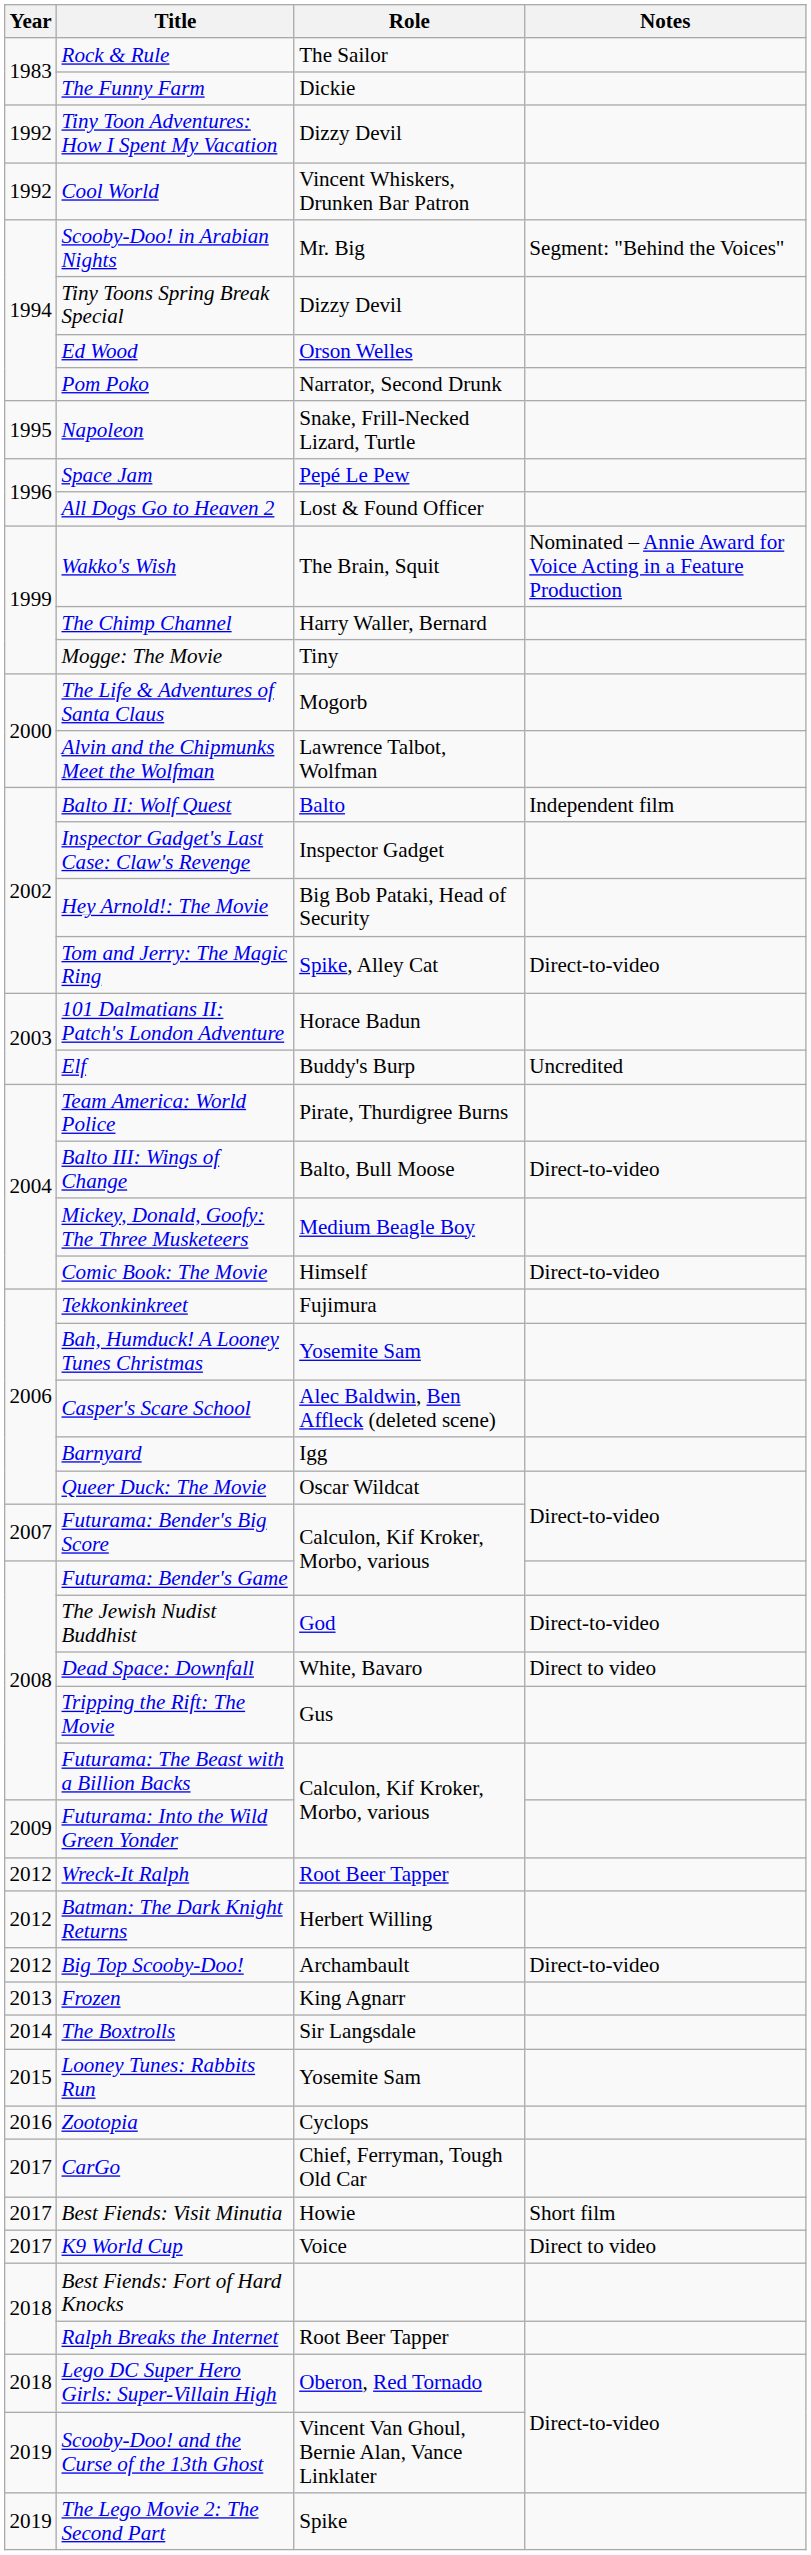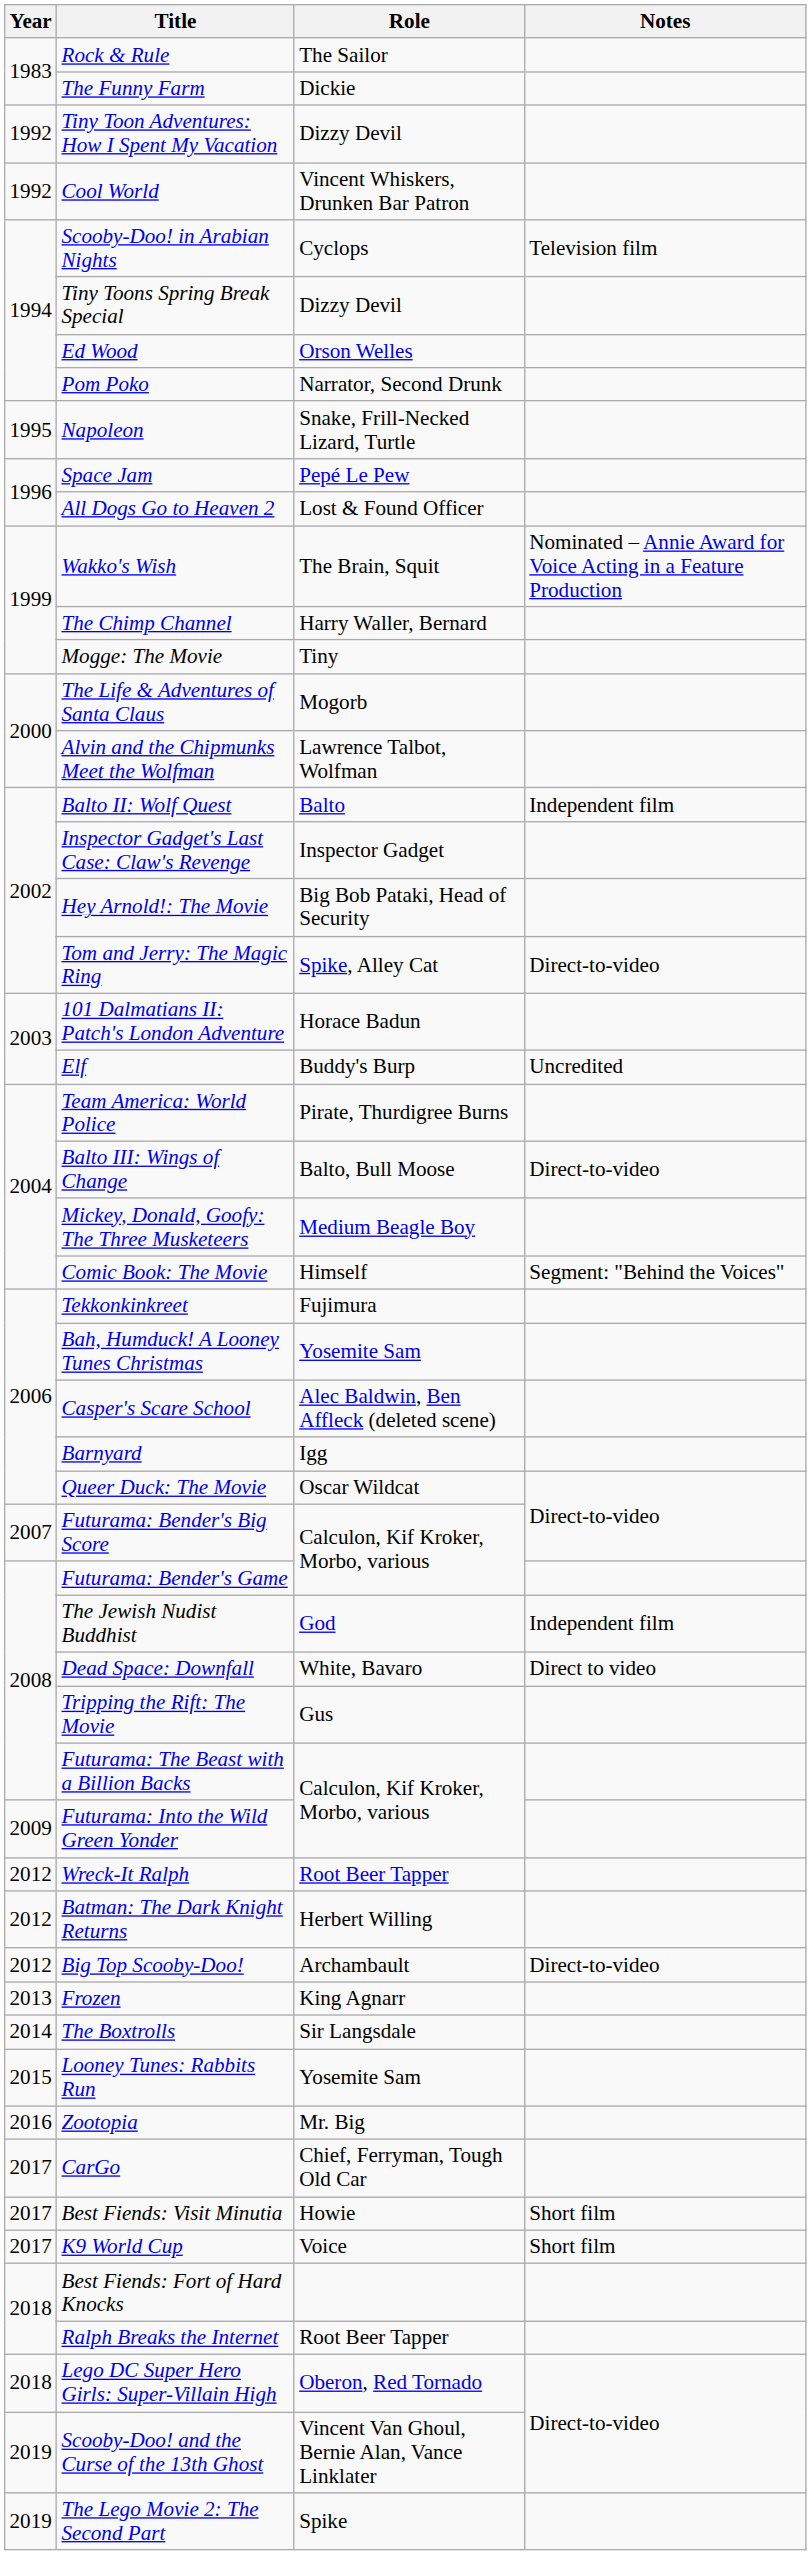(332, 248) Mr. Big -> (334, 248) Cyclops
(657, 248) Segment: "Behind the Voices" -> (593, 248) Television film
(594, 1272) Direct-to-video -> (657, 1272) Segment: "Behind the Voices"
(594, 1623) Direct-to-video -> (602, 1623) Independent film
(334, 2122) Cyclops -> (332, 2122) Mr. Big
(593, 2246) Direct to video -> (572, 2246) Short film
